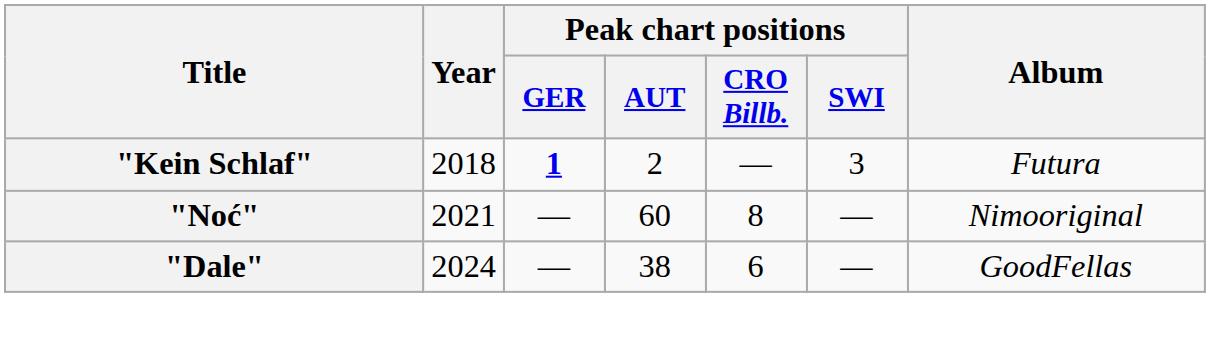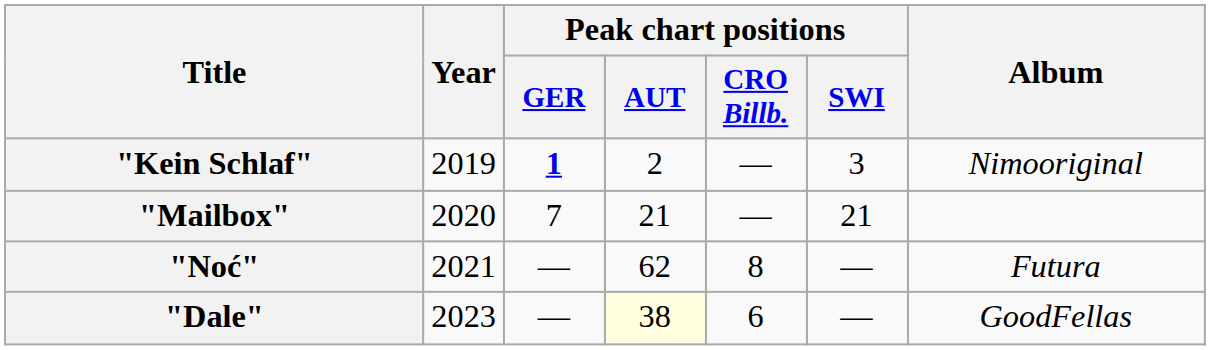(464, 163) 2018 -> (464, 163) 2019
(1056, 163) Futura -> (1056, 163) Nimooriginal
+ row: (214, 214)
(655, 214) 60 -> (655, 266) 62
(1056, 214) Nimooriginal -> (1056, 266) Futura
(464, 266) 2024 -> (464, 317) 2023
(655, 266) no background -> (655, 317) lightyellow background
